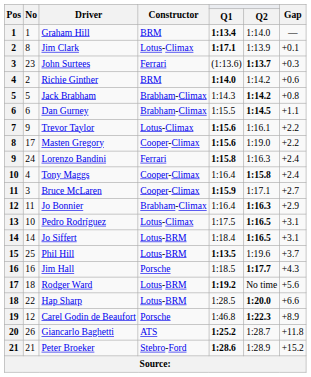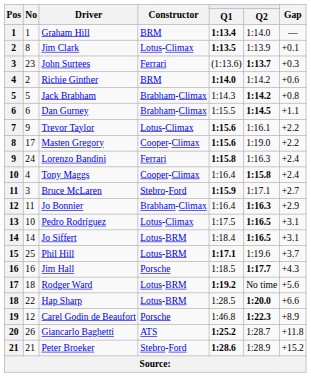(224, 48) 1:17.1 -> (224, 48) 1:13.5
(170, 190) Cooper-Climax -> (163, 190) Stebro-Ford
(224, 253) 1:13.5 -> (224, 253) 1:17.1
